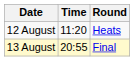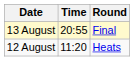rows swapped: (31, 30) <-> (31, 47)
